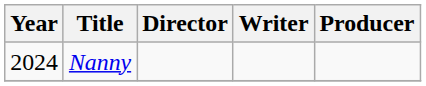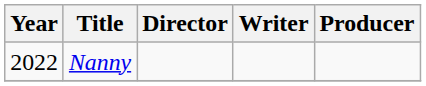(34, 61) 2024 -> (34, 61) 2022
